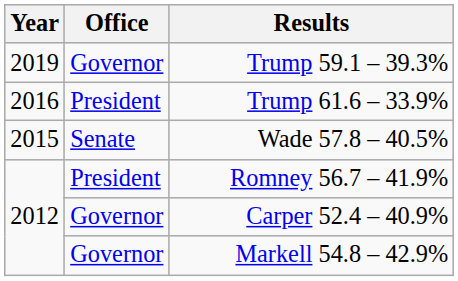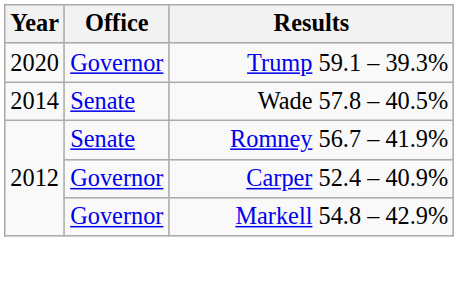(35, 62) 2019 -> (35, 62) 2020
- row: (348, 100)
(35, 139) 2015 -> (35, 100) 2014
(115, 178) President -> (103, 139) Senate
